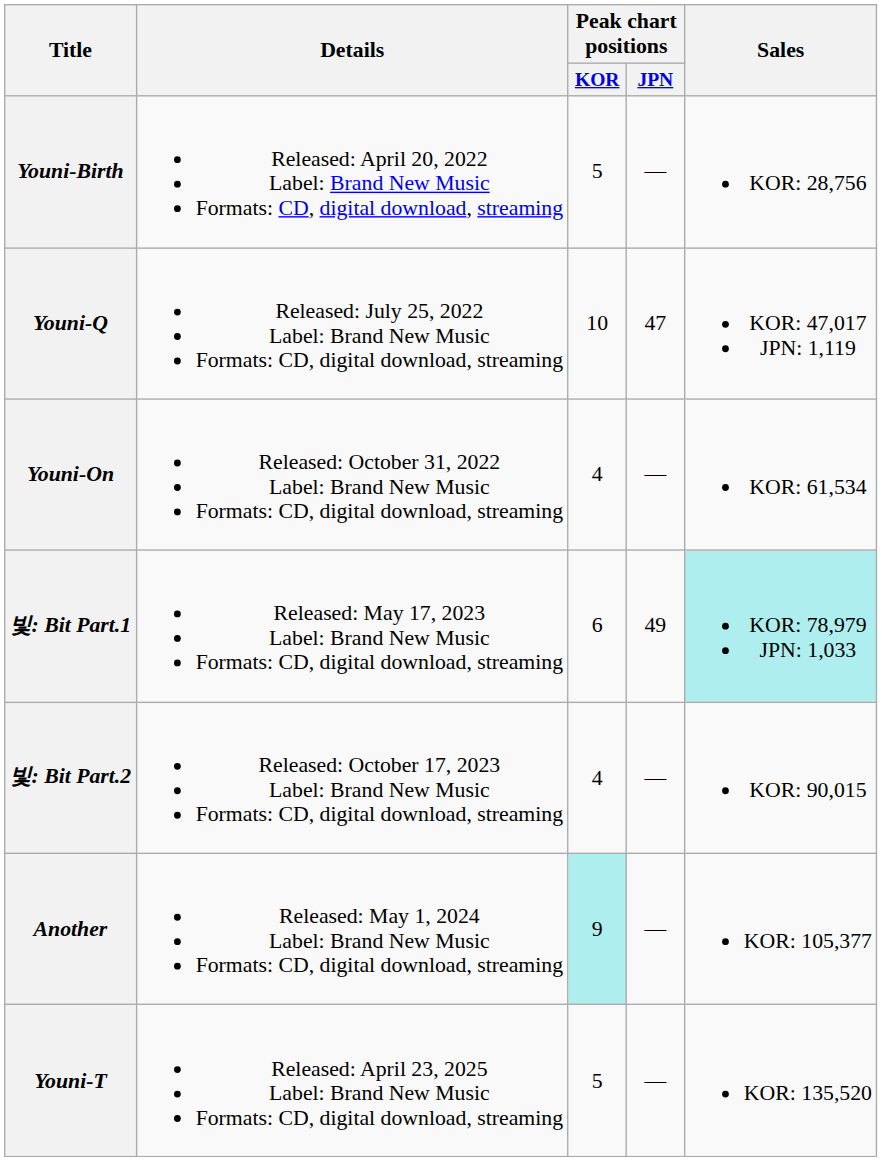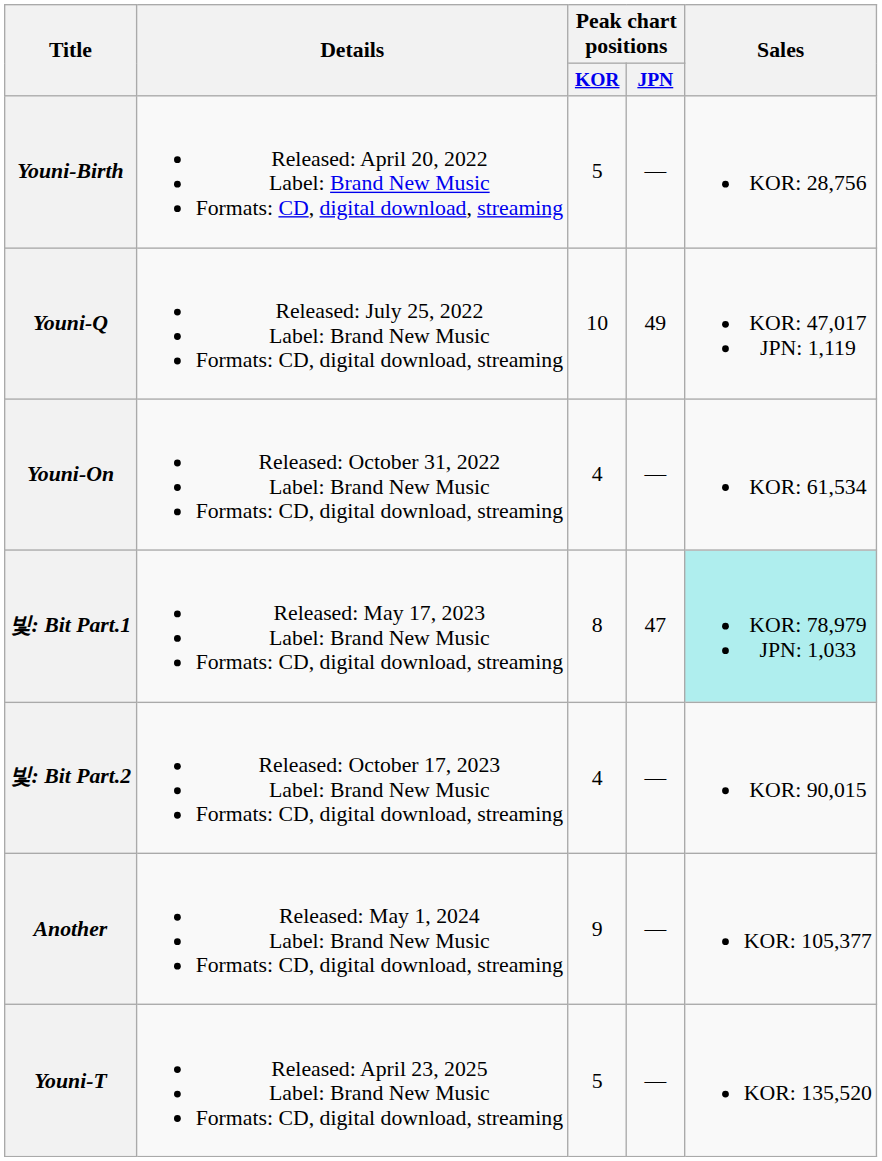(655, 322) 47 -> (655, 322) 49
(597, 625) 6 -> (597, 625) 8
(655, 625) 49 -> (655, 625) 47
(597, 928) paleturquoise background -> (597, 928) no background
